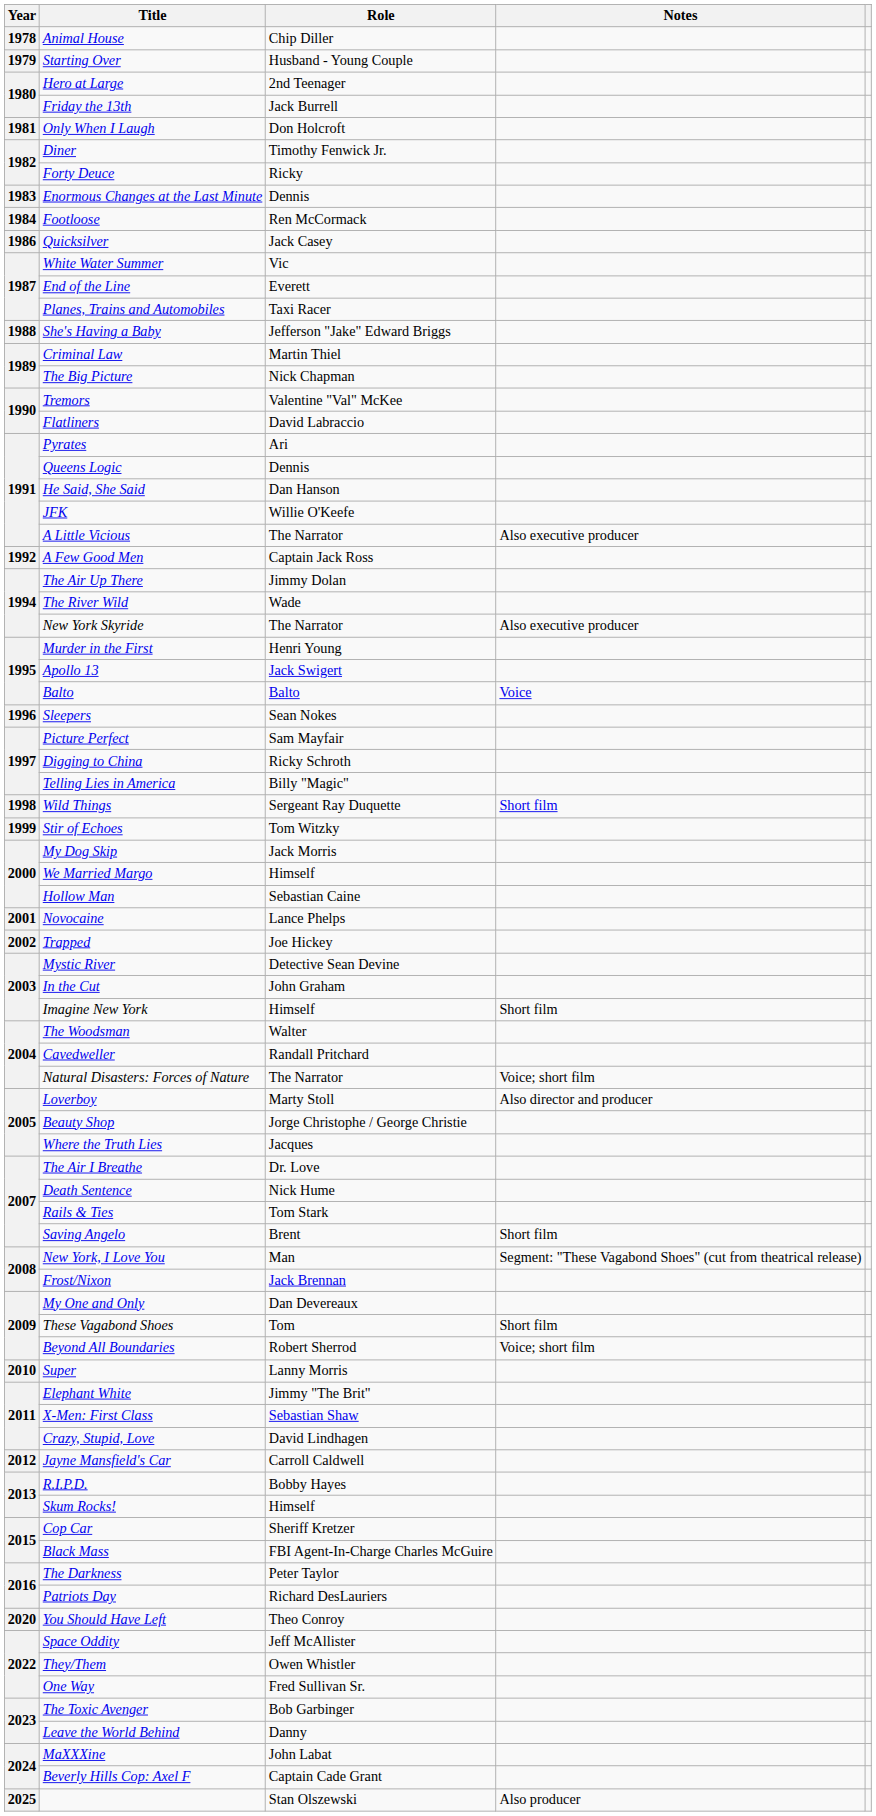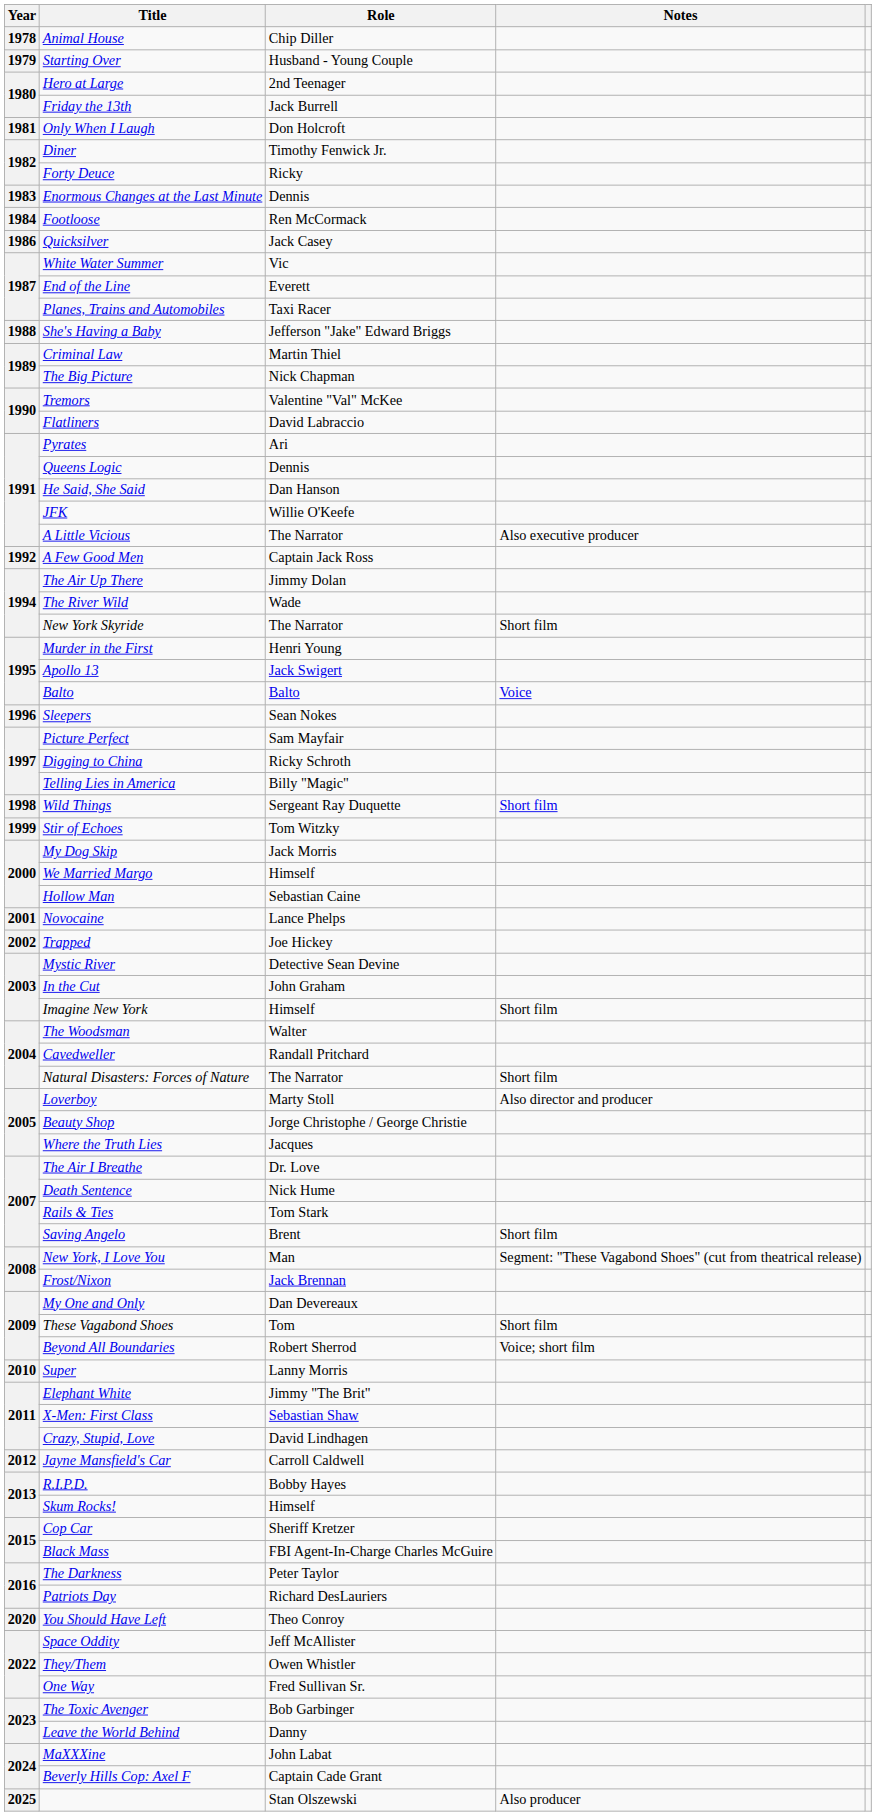(569, 625) Also executive producer -> (528, 625) Short film
(547, 1077) Voice; short film -> (528, 1077) Short film
